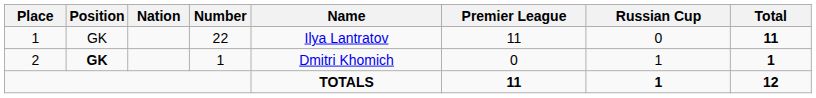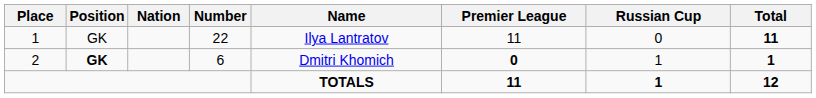(220, 60) 1 -> (220, 60) 6
(514, 60) normal -> (514, 60) bold
